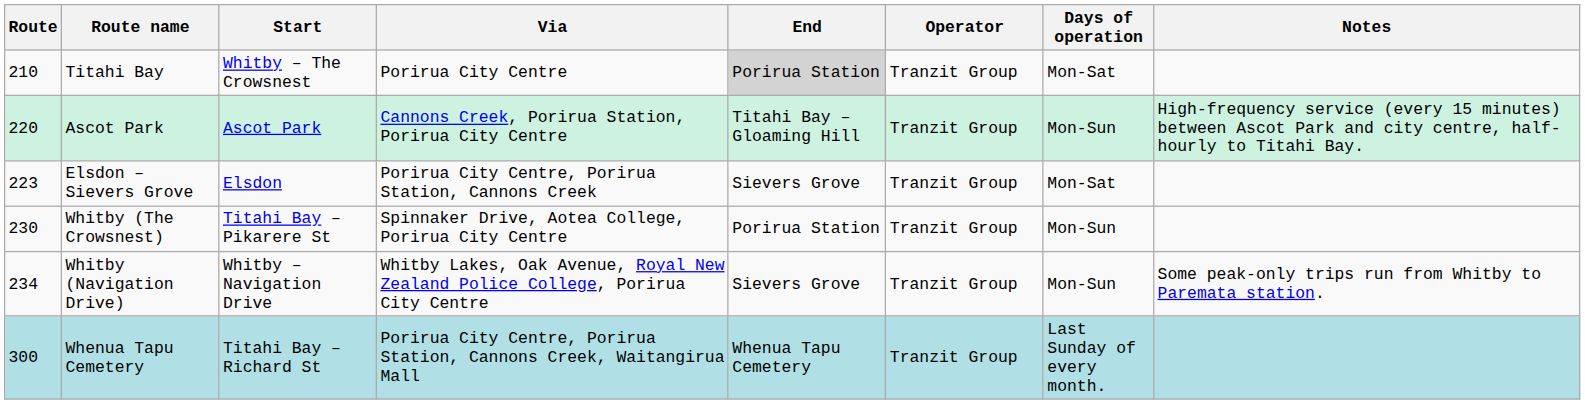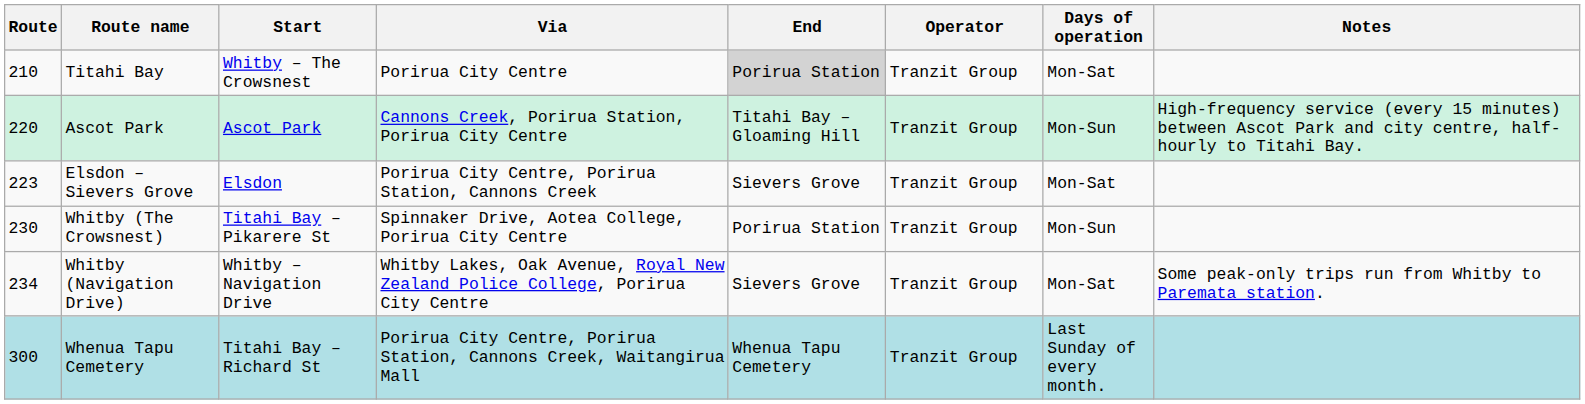(1082, 284) Mon-Sun -> (1082, 284) Mon-Sat
